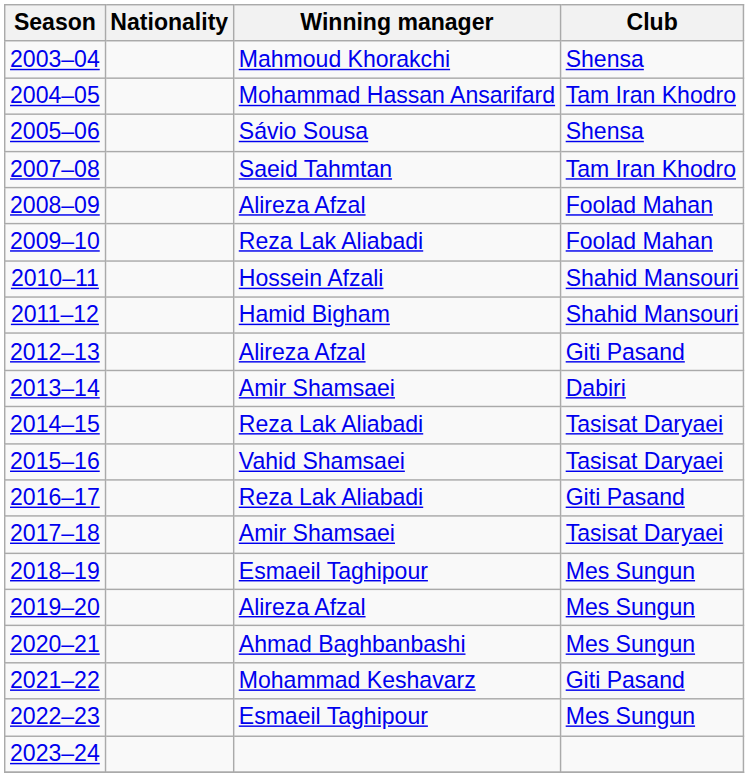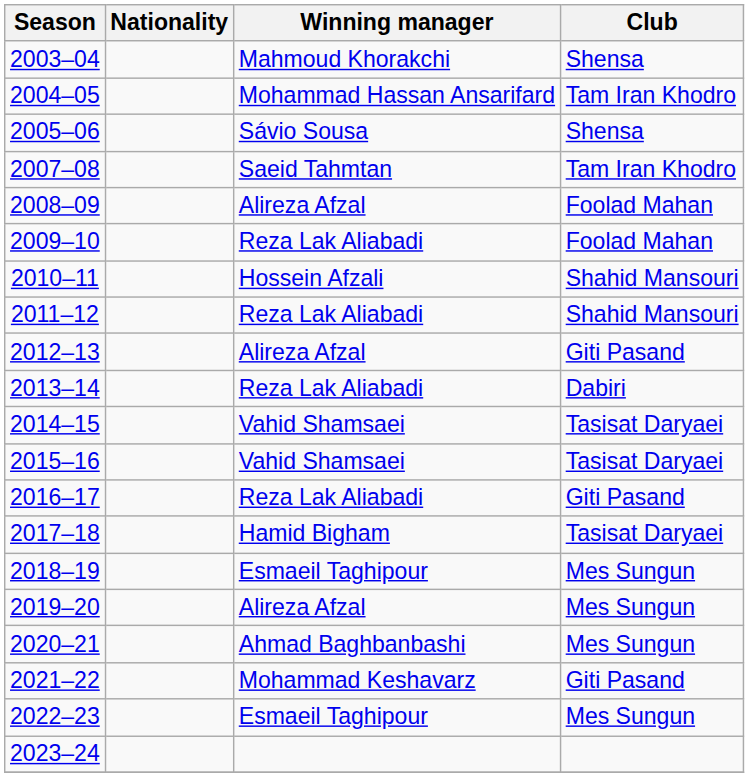(314, 315) Hamid Bigham -> (331, 315) Reza Lak Aliabadi
(317, 388) Amir Shamsaei -> (331, 388) Reza Lak Aliabadi
(331, 424) Reza Lak Aliabadi -> (322, 424) Vahid Shamsaei
(317, 534) Amir Shamsaei -> (314, 534) Hamid Bigham
